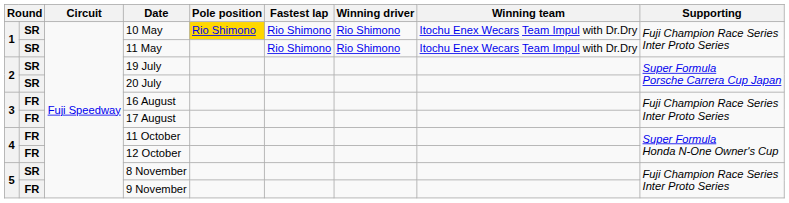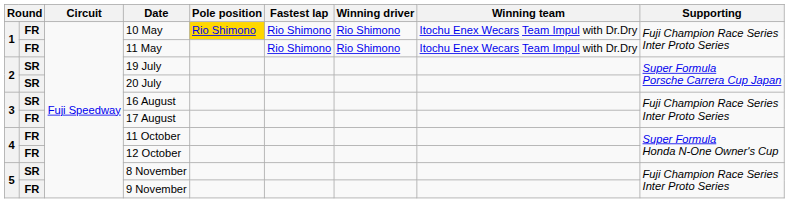(32, 30) SR -> (32, 30) FR
(32, 48) SR -> (32, 48) FR
(32, 101) FR -> (32, 101) SR
